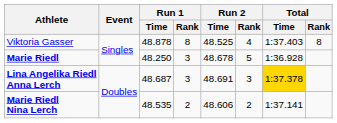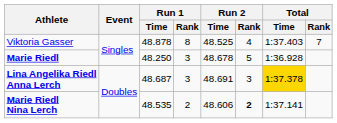(319, 43) 8 -> (319, 43) 7
(249, 105) normal -> (249, 105) bold
